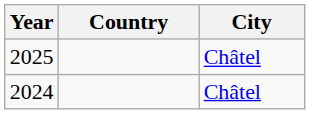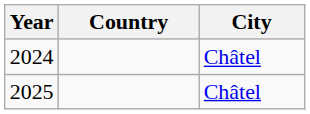rows swapped: (32, 91) <-> (32, 56)
